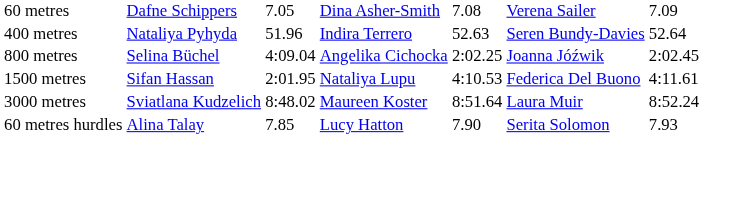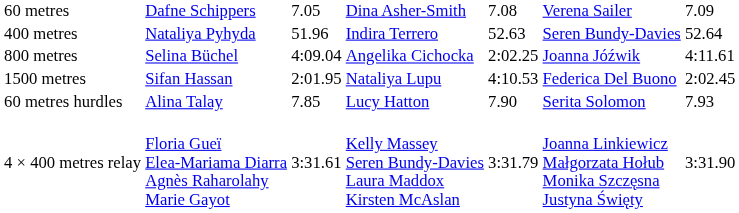(674, 56) 2:02.45 -> (710, 56) 4:11.61
(674, 79) 4:11.61 -> (710, 79) 2:02.45
- row: (45, 101)
+ row: (73, 162)
